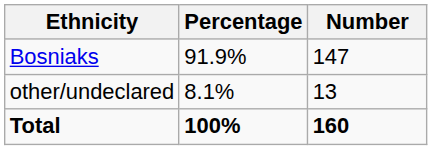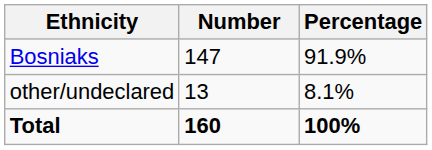columns swapped: (367, 21) <-> (243, 21)
